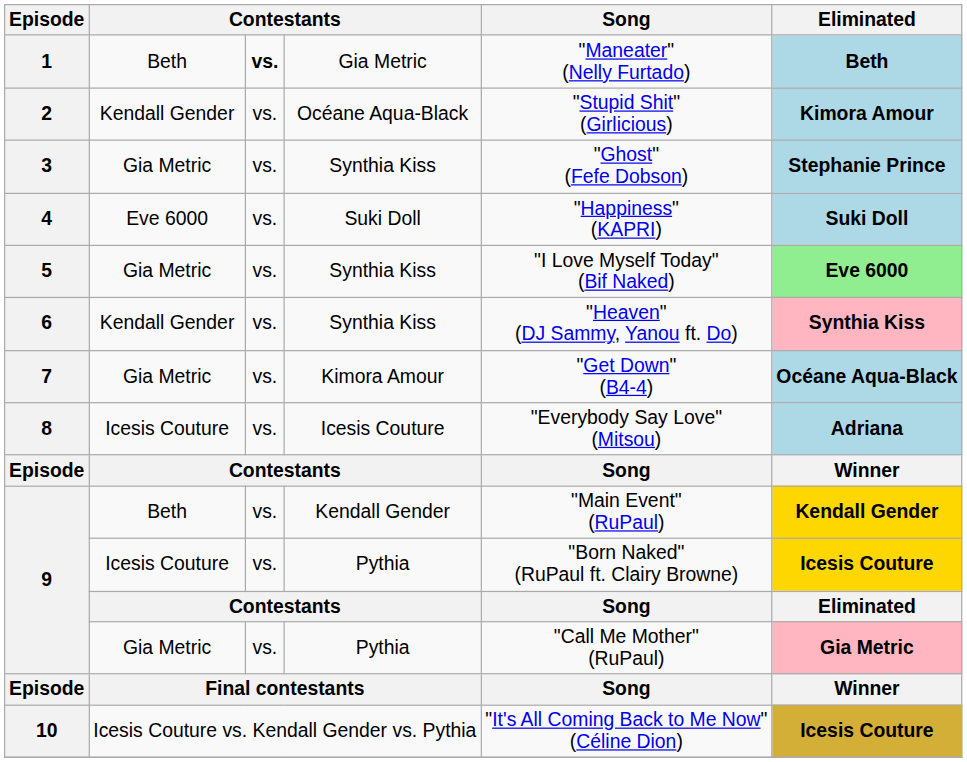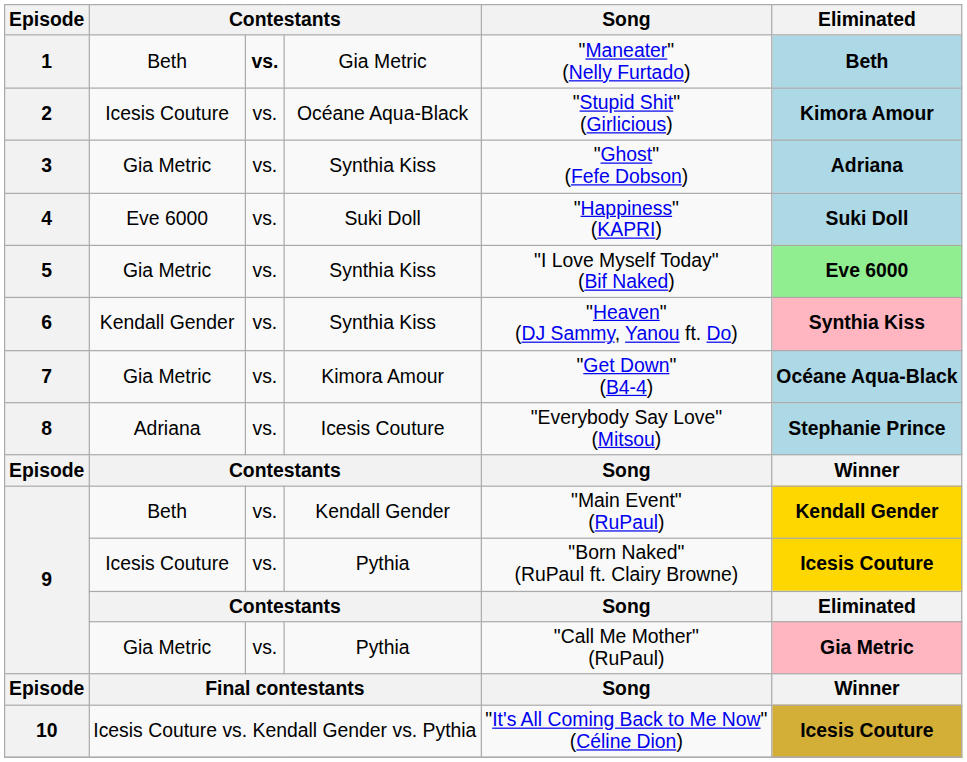(167, 113) Kendall Gender -> (167, 113) Icesis Couture
(867, 166) Stephanie Prince -> (867, 166) Adriana
(167, 428) Icesis Couture -> (167, 428) Adriana
(867, 428) Adriana -> (867, 428) Stephanie Prince
